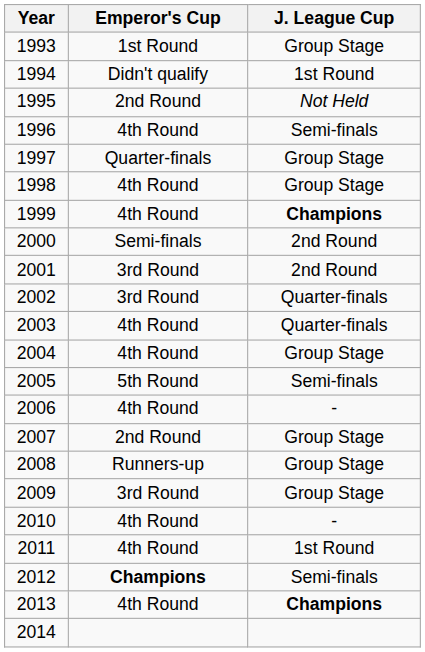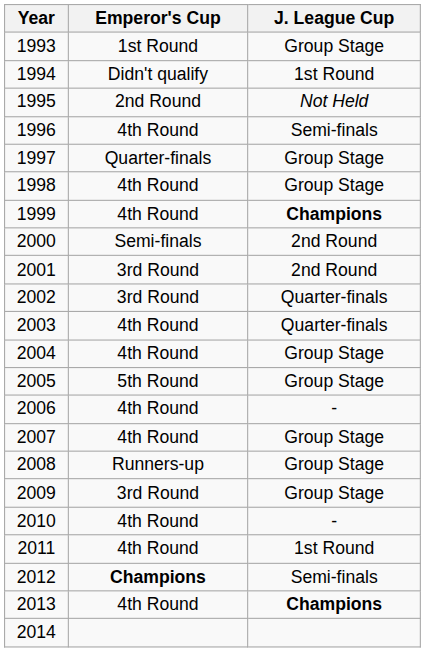(334, 381) Semi-finals -> (334, 381) Group Stage
(158, 437) 2nd Round -> (158, 437) 4th Round
